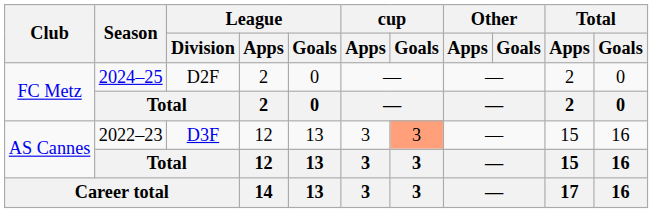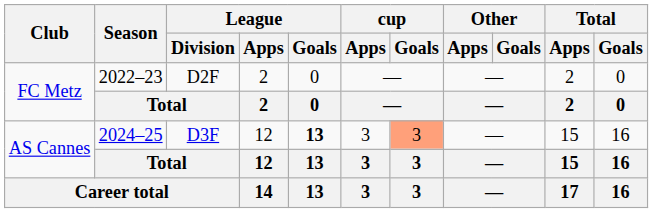(131, 76) 2024–25 -> (131, 76) 2022–23
(131, 134) 2022–23 -> (131, 134) 2024–25
(315, 134) normal -> (315, 134) bold
